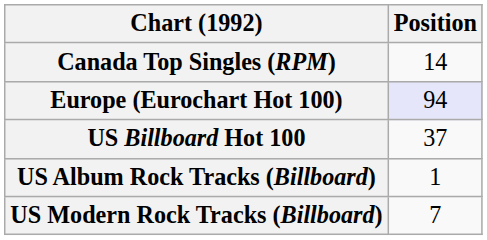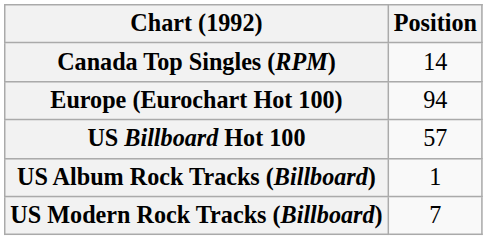(435, 100) lavender background -> (435, 100) no background
(435, 138) 37 -> (435, 138) 57
